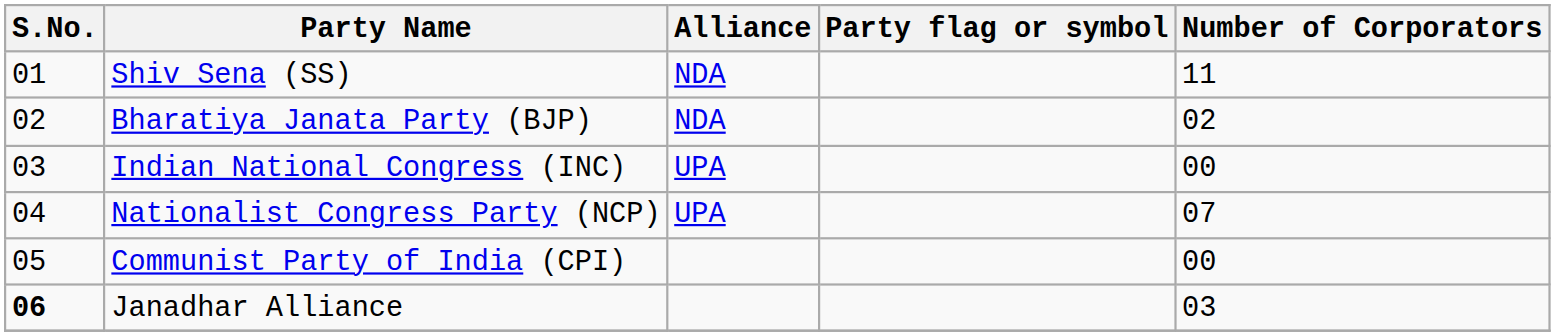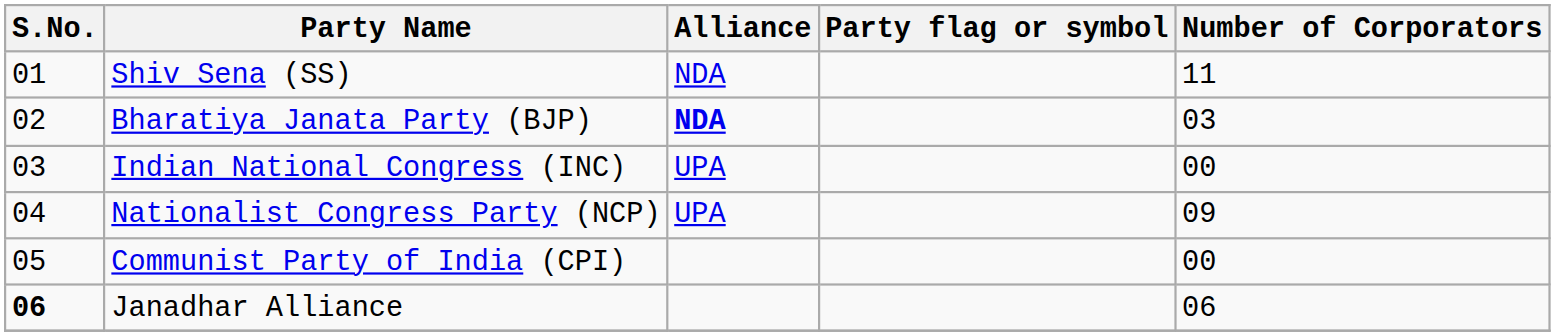(700, 122) normal -> (700, 122) bold
(1199, 122) 02 -> (1199, 122) 03
(1199, 215) 07 -> (1199, 215) 09
(1199, 308) 03 -> (1199, 308) 06
